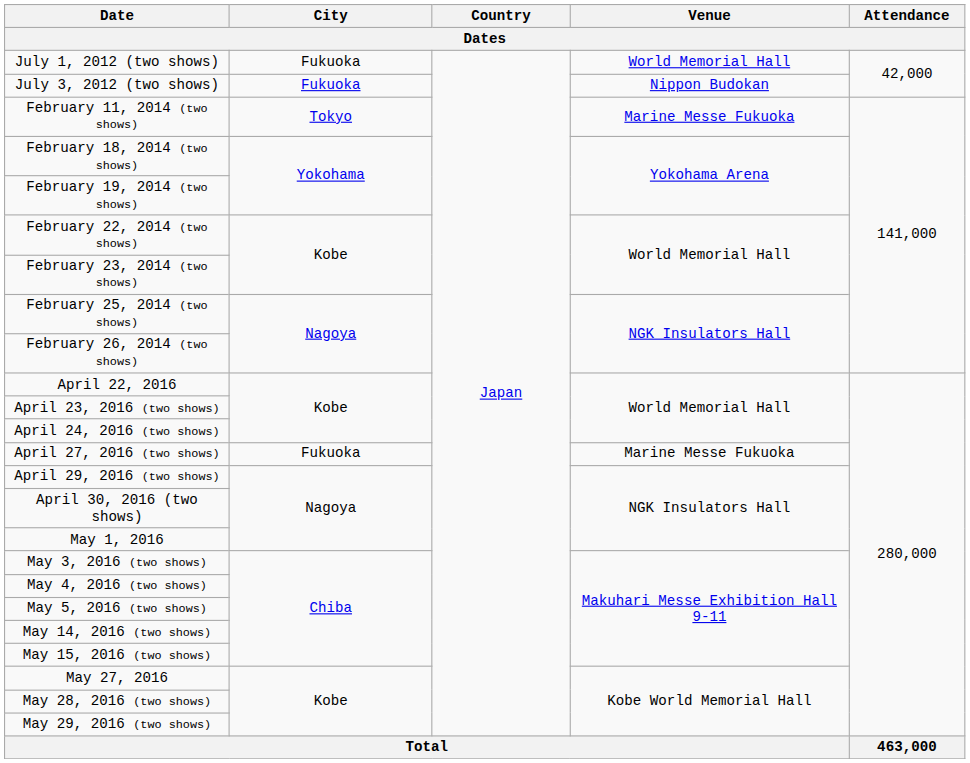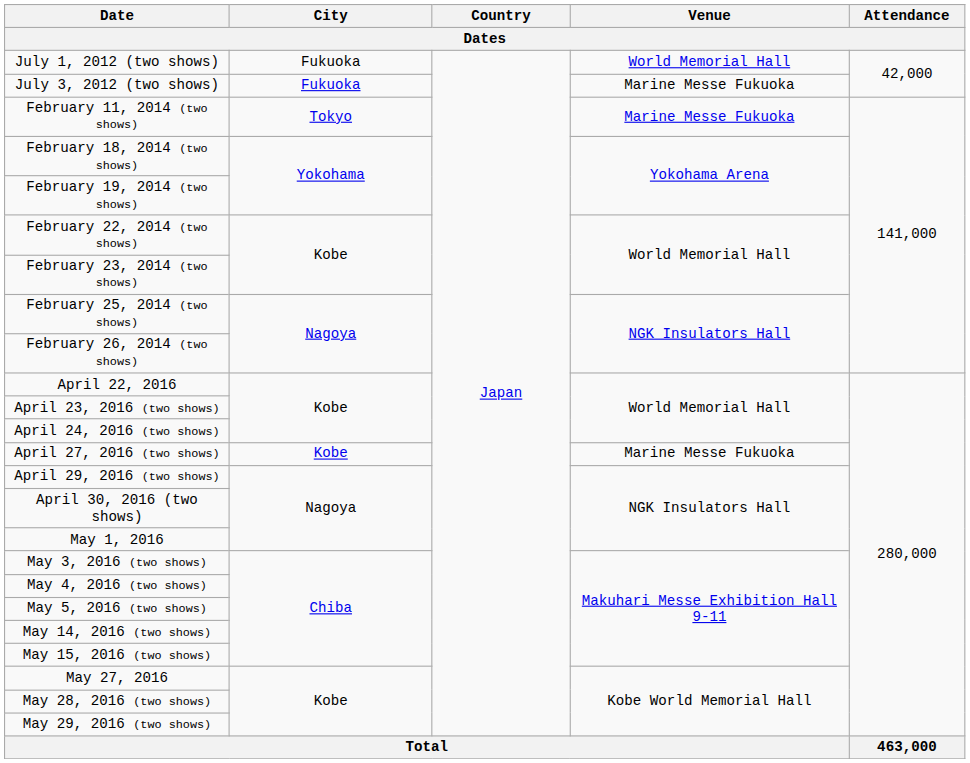(709, 85) Nippon Budokan -> (709, 85) Marine Messe Fukuoka
(331, 454) Fukuoka -> (331, 454) Kobe
